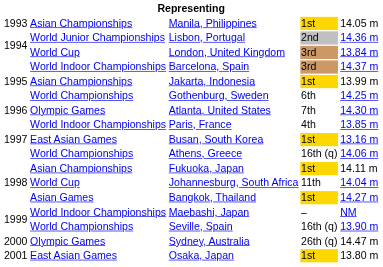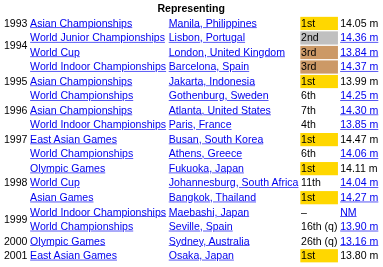(68, 110) Olympic Games -> (81, 110) Asian Championships
(359, 139) 13.16 m -> (359, 139) 14.47 m
(319, 154) 16th (q) -> (308, 154) 6th
(81, 168) Asian Championships -> (68, 168) Olympic Games
(359, 241) 14.47 m -> (359, 241) 13.16 m
